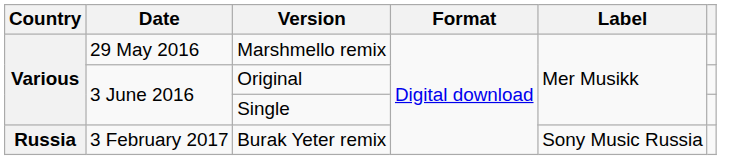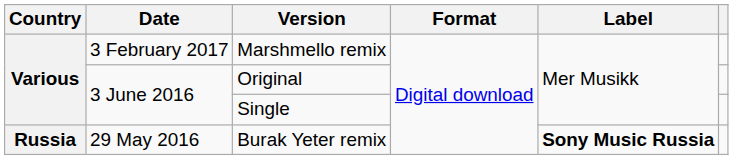(145, 49) 29 May 2016 -> (159, 49) 3 February 2017
(159, 139) 3 February 2017 -> (145, 139) 29 May 2016
(622, 139) normal -> (628, 139) bold
